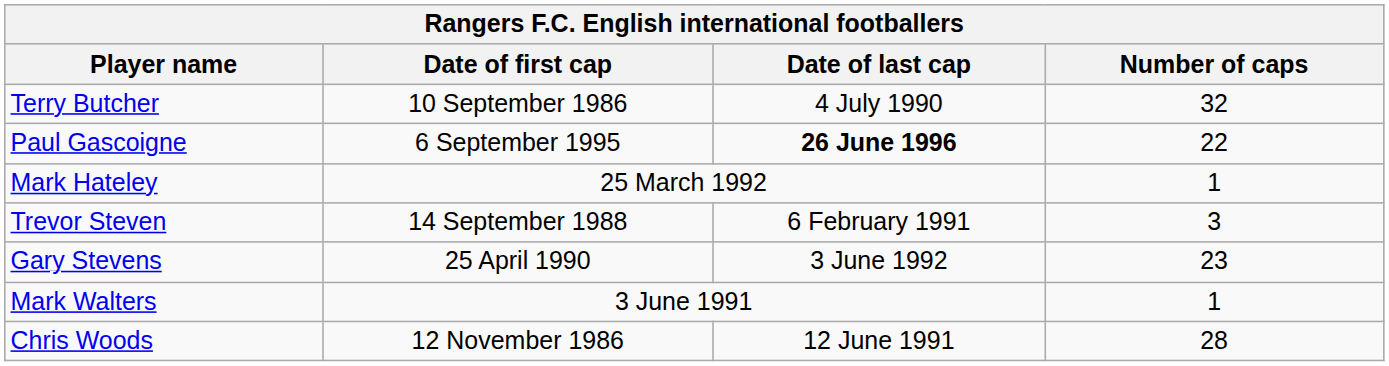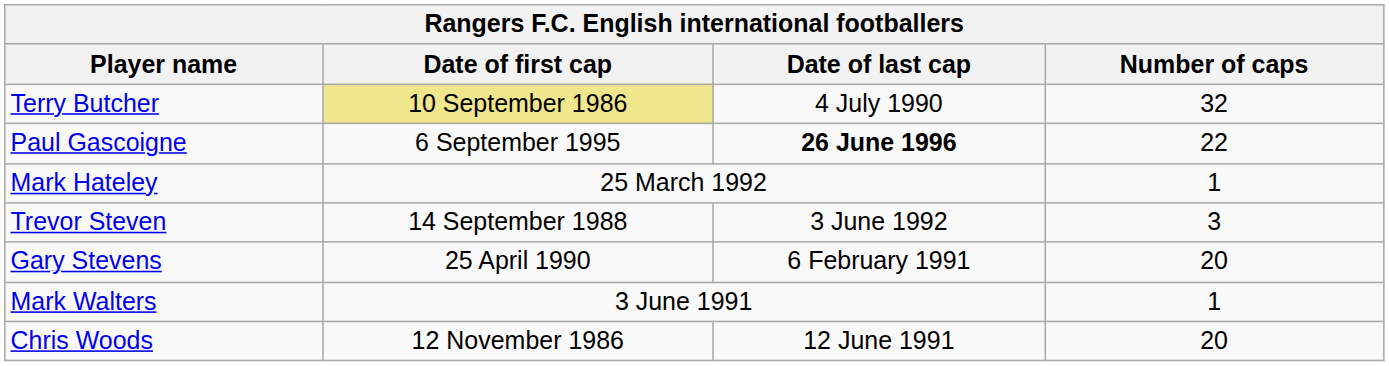(518, 103) no background -> (518, 103) khaki background
(879, 222) 6 February 1991 -> (879, 222) 3 June 1992
(879, 261) 3 June 1992 -> (879, 261) 6 February 1991
(1214, 261) 23 -> (1214, 261) 20
(1214, 340) 28 -> (1214, 340) 20
